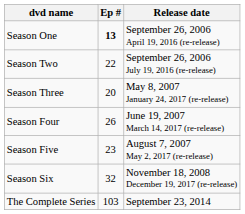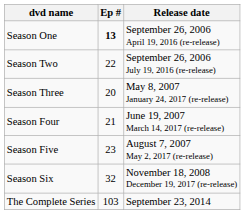(111, 121) 26 -> (111, 121) 21
